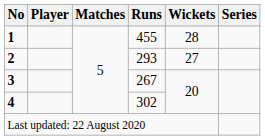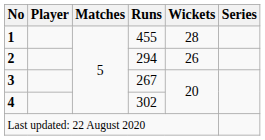(147, 59) 293 -> (147, 59) 294
(192, 59) 27 -> (192, 59) 26
